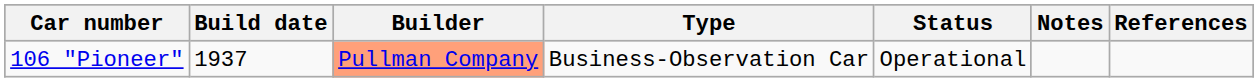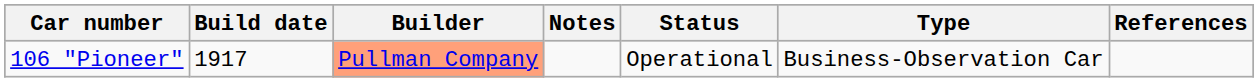columns swapped: (709, 23) <-> (1070, 23)
(221, 59) 1937 -> (221, 59) 1917
